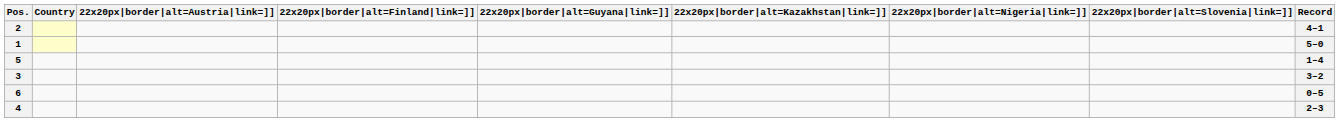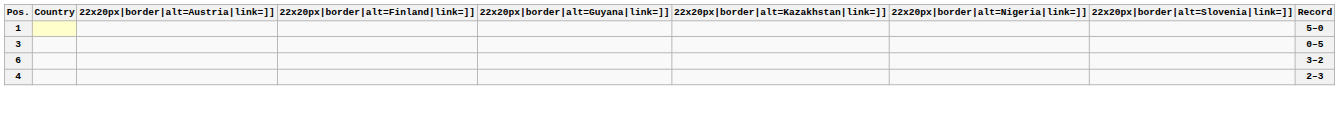- row: (18, 28)
- row: (18, 61)
(1315, 77) 3–2 -> (1315, 44) 0–5
(1315, 93) 0–5 -> (1315, 61) 3–2
